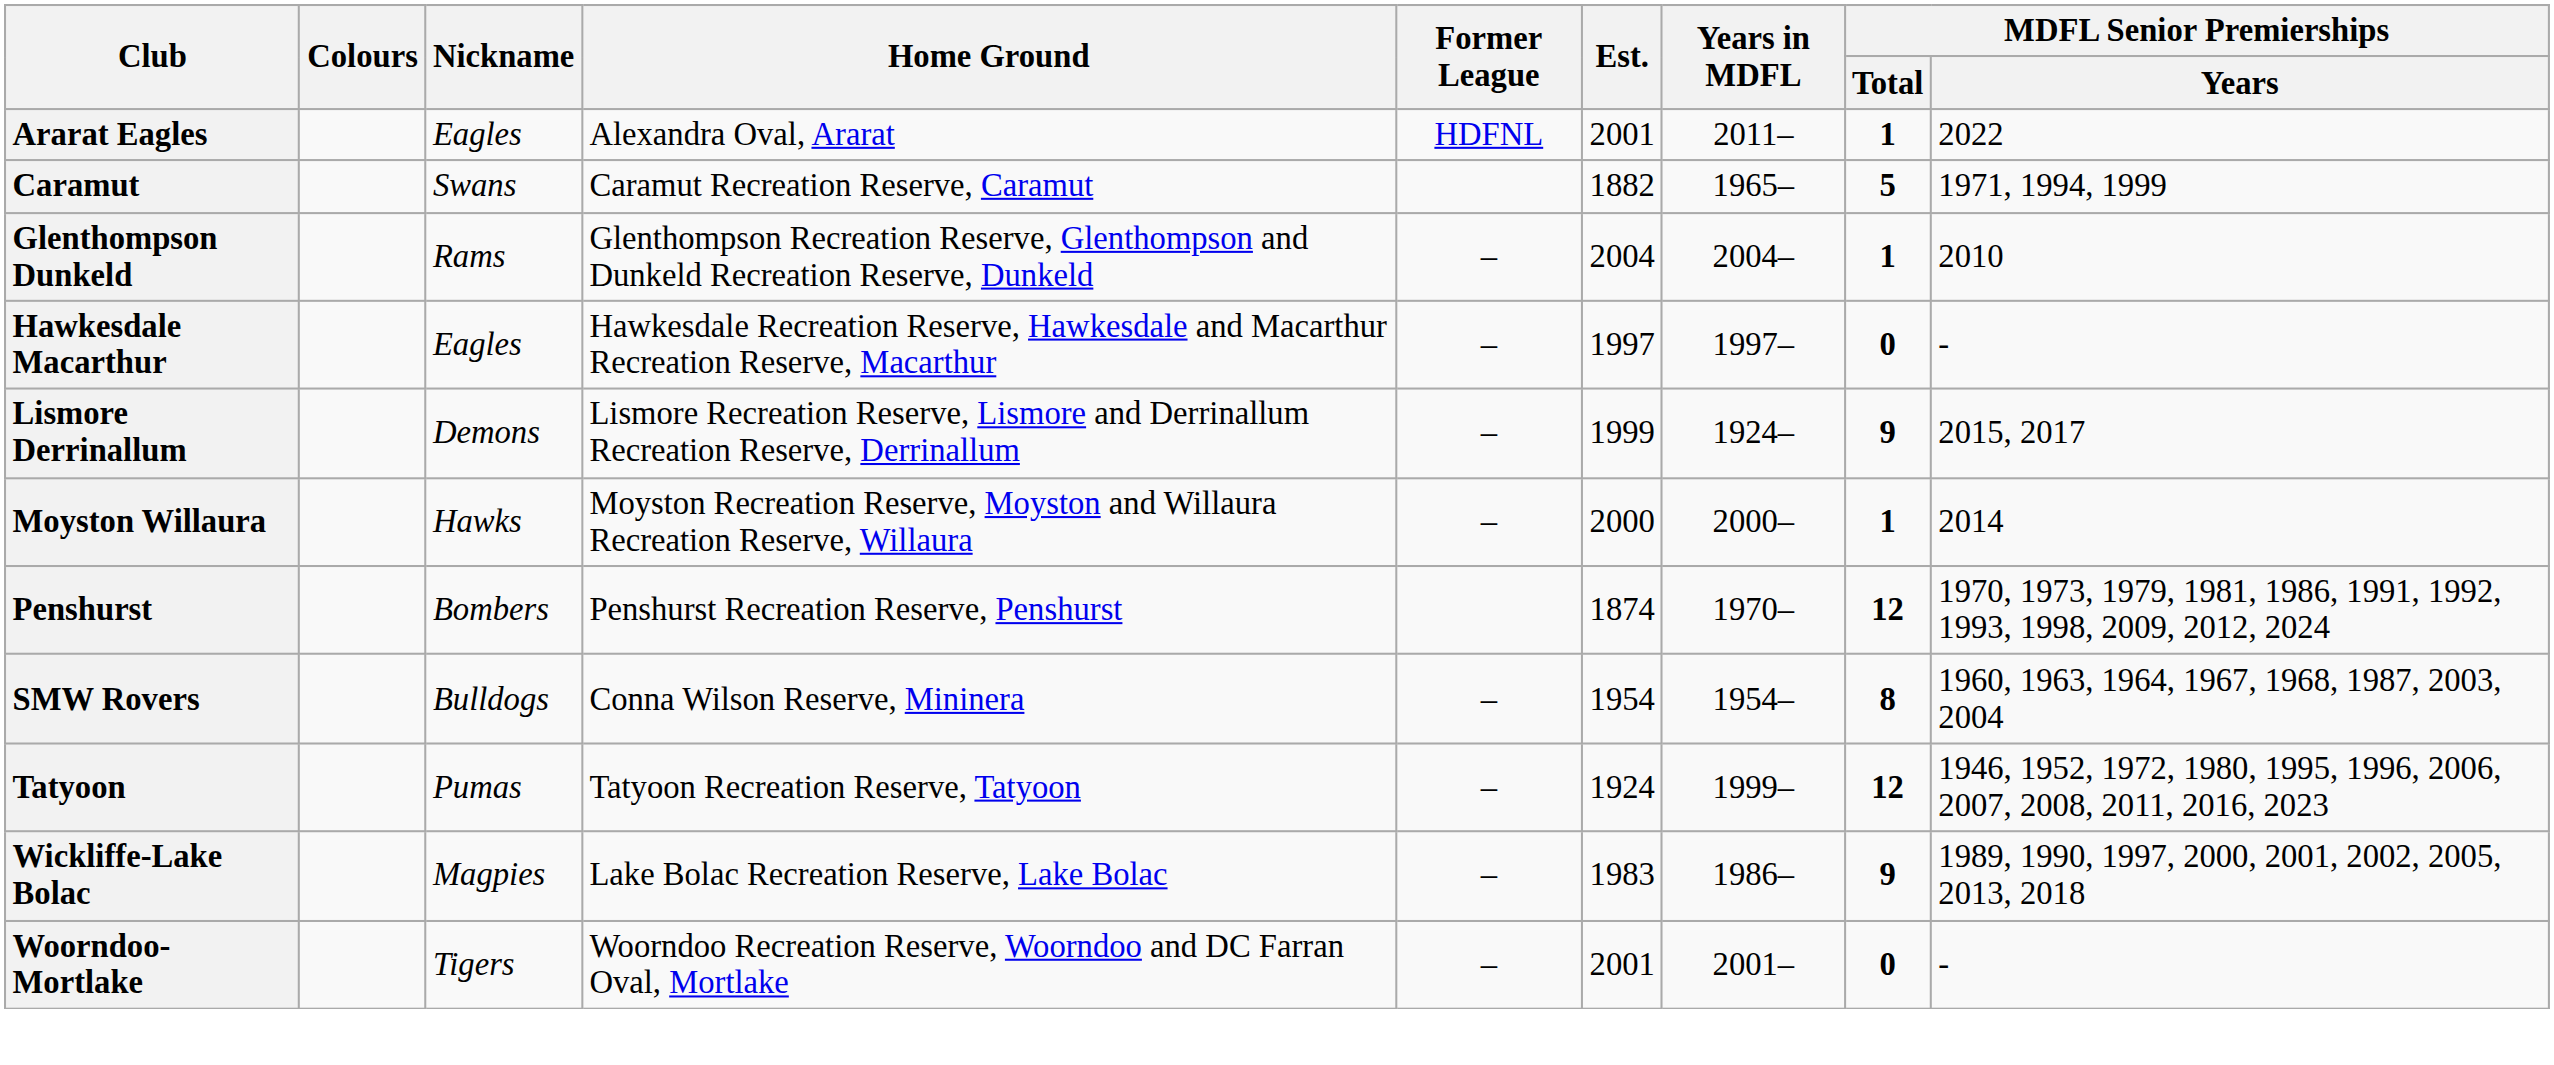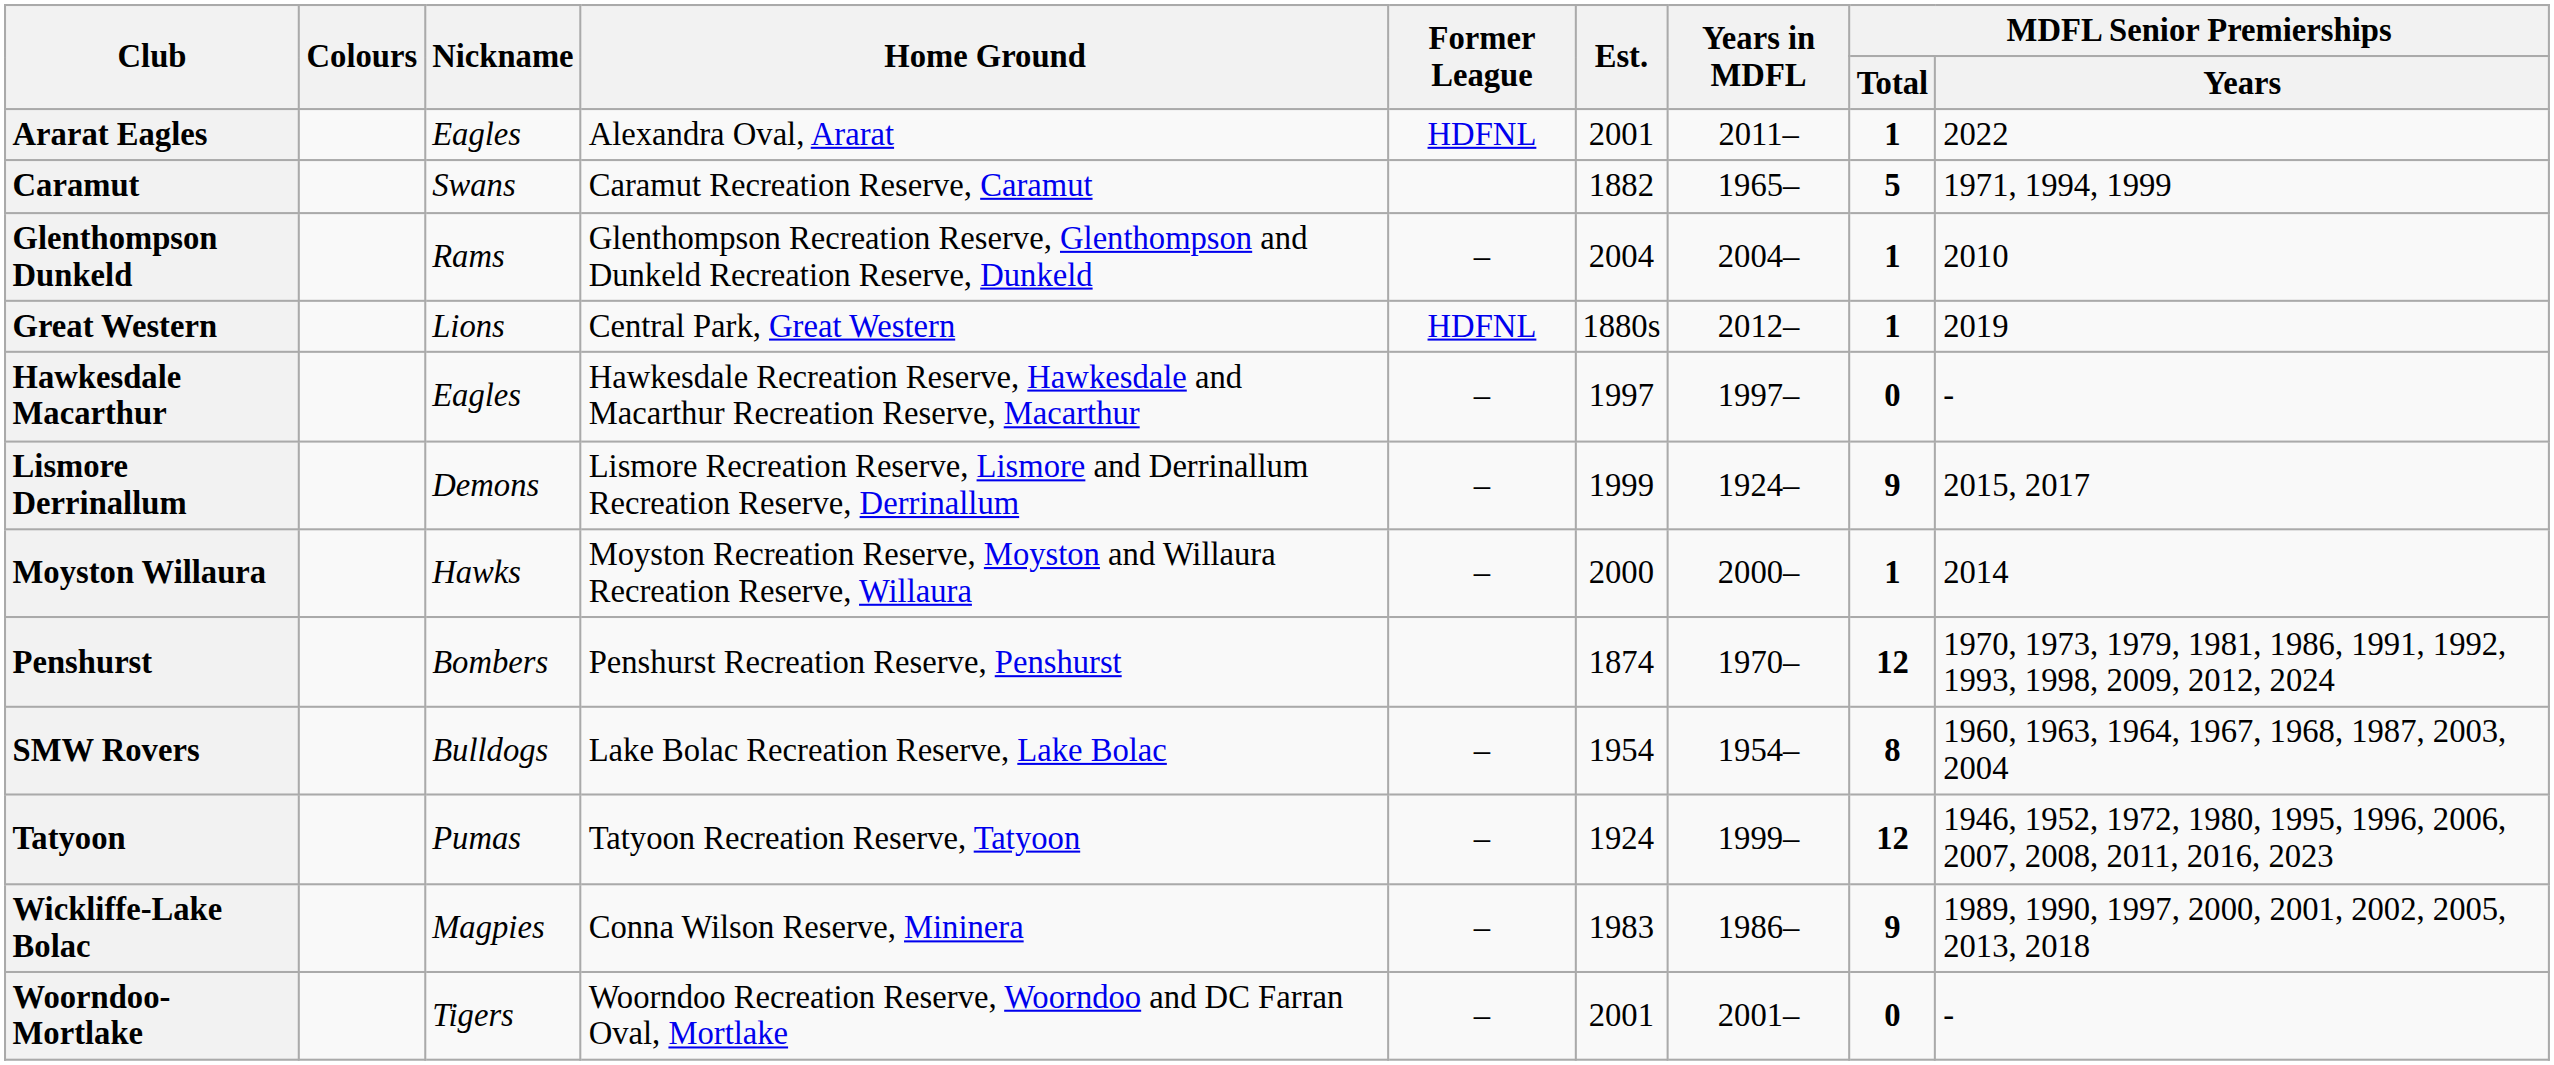+ row: (115, 325)
(807, 698) Conna Wilson Reserve, Mininera -> (878, 749) Lake Bolac Recreation Reserve, Lake Bolac
(878, 875) Lake Bolac Recreation Reserve, Lake Bolac -> (806, 926) Conna Wilson Reserve, Mininera
